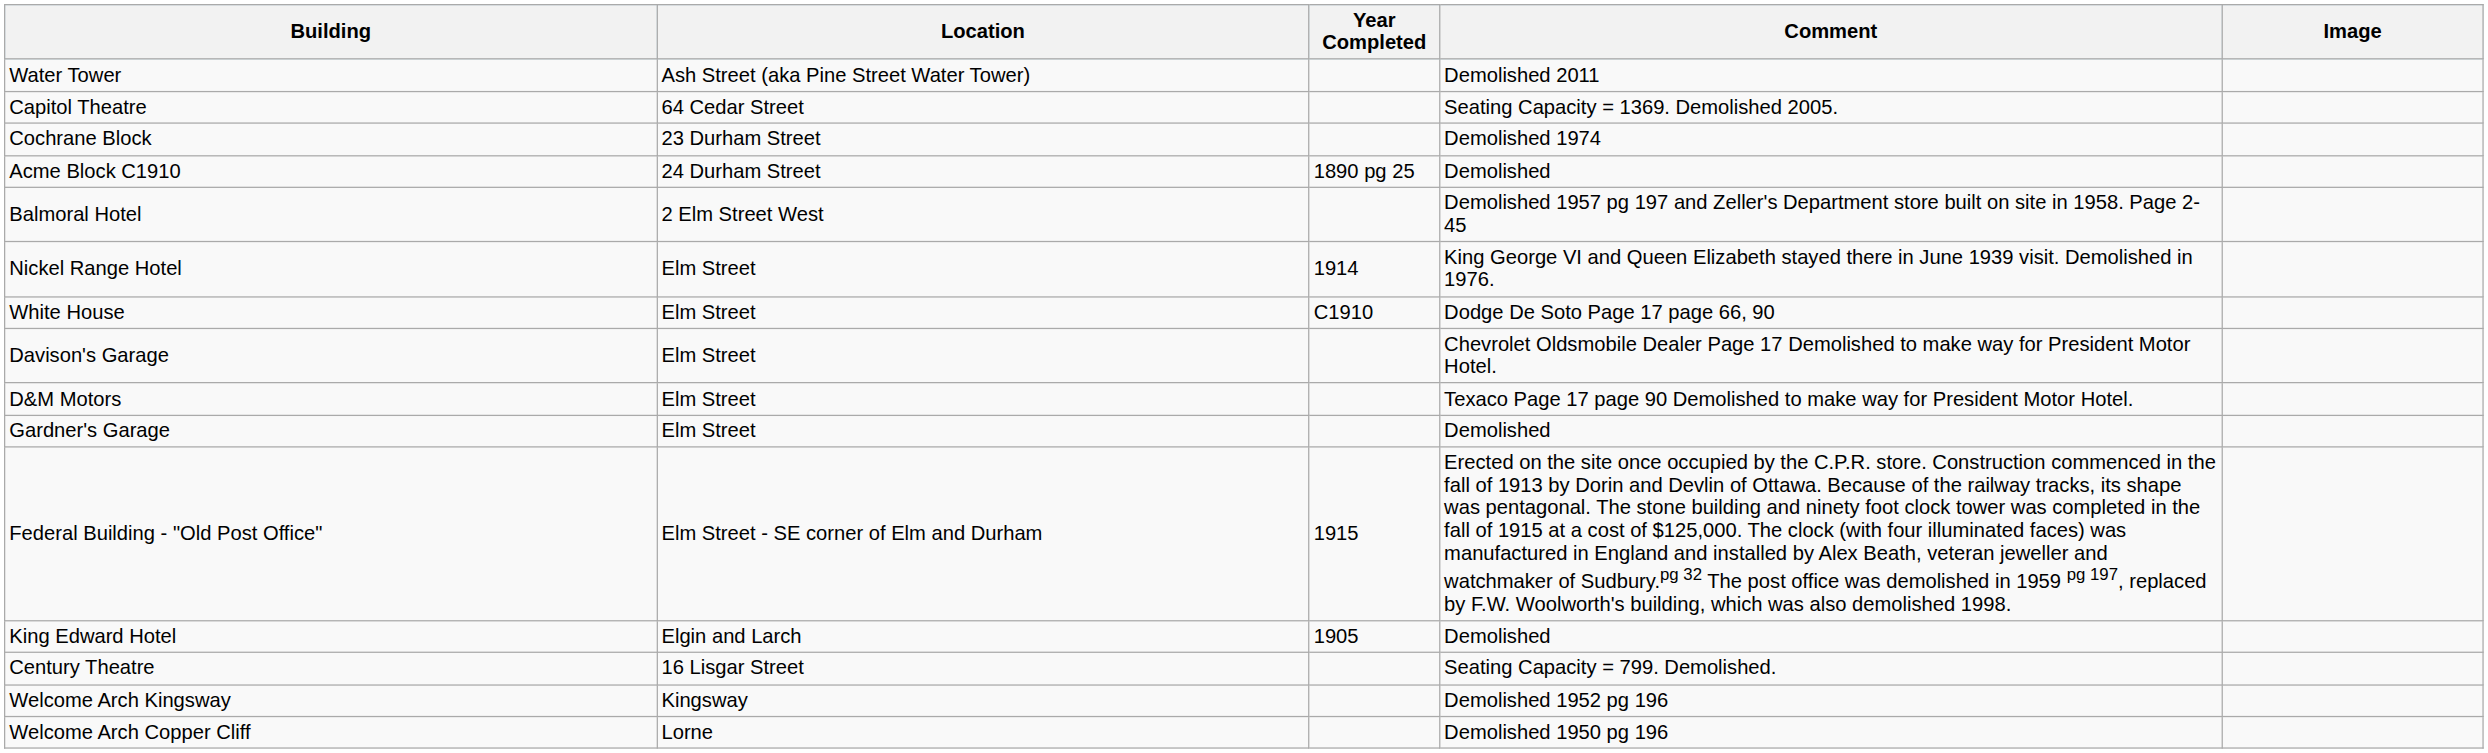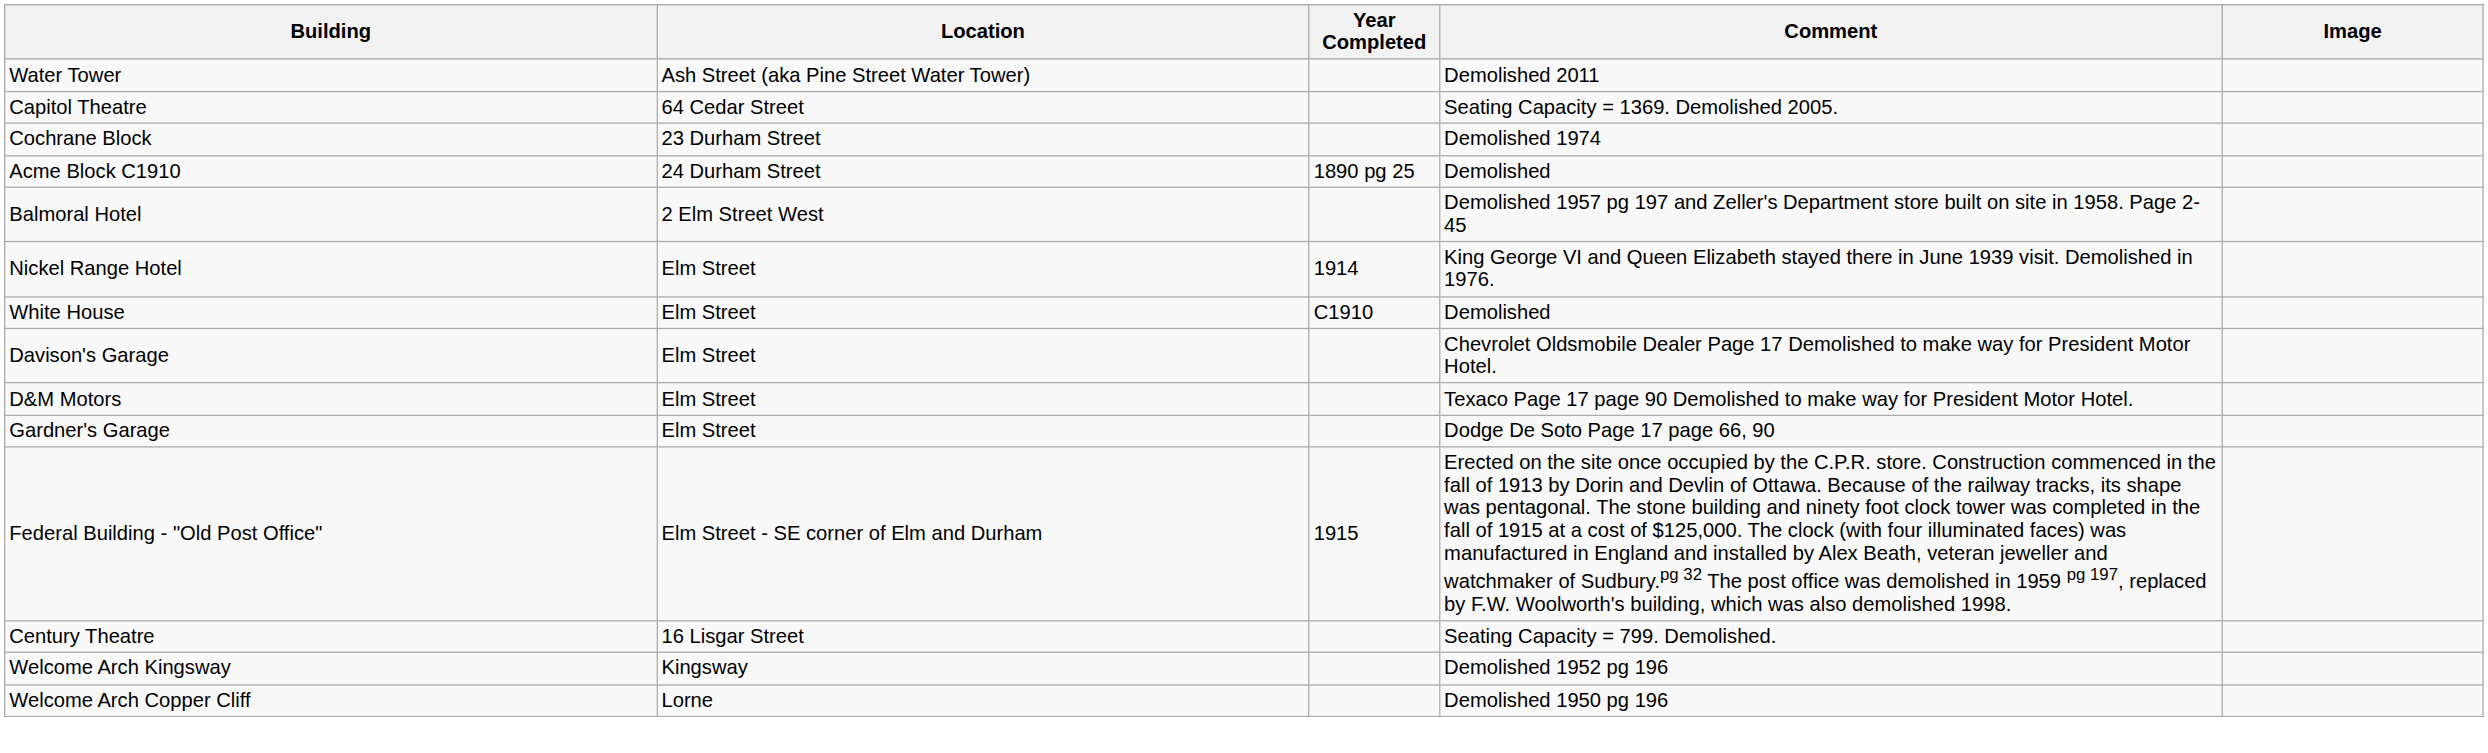(1609, 312) Dodge De Soto Page 17 page 66, 90 -> (1497, 312) Demolished
(1497, 430) Demolished -> (1609, 430) Dodge De Soto Page 17 page 66, 90
- row: (93, 636)
